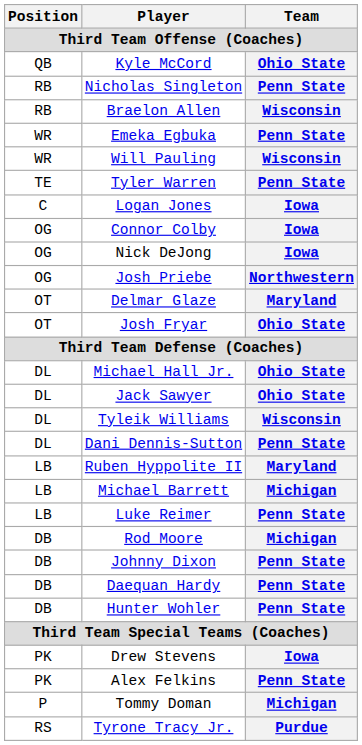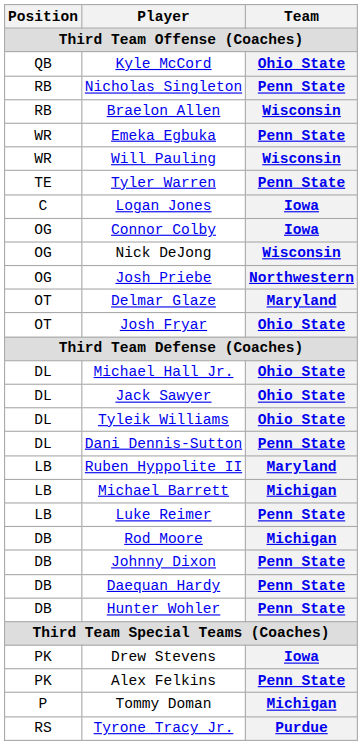(302, 254) Iowa -> (302, 254) Wisconsin
(302, 420) Wisconsin -> (302, 420) Ohio State
